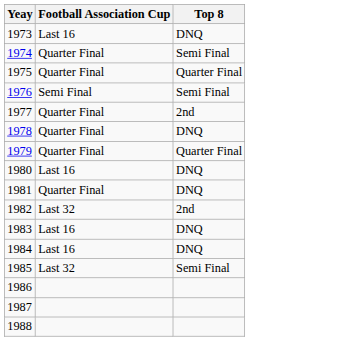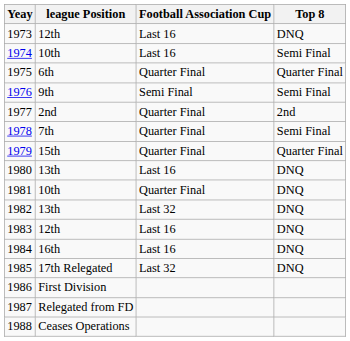+ column: (86, 14)
(71, 53) Quarter Final -> (157, 53) Last 16
(189, 131) DNQ -> (304, 131) Semi Final
(185, 209) 2nd -> (290, 209) DNQ
(203, 268) Semi Final -> (290, 268) DNQ
